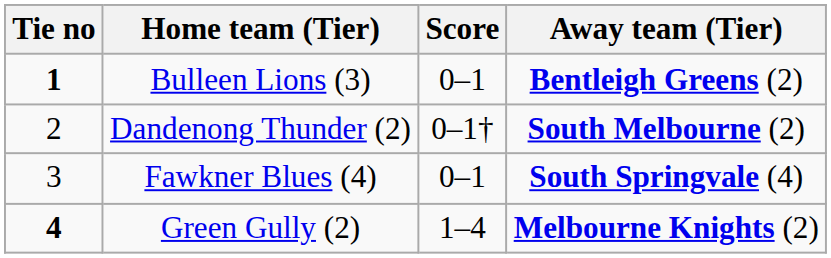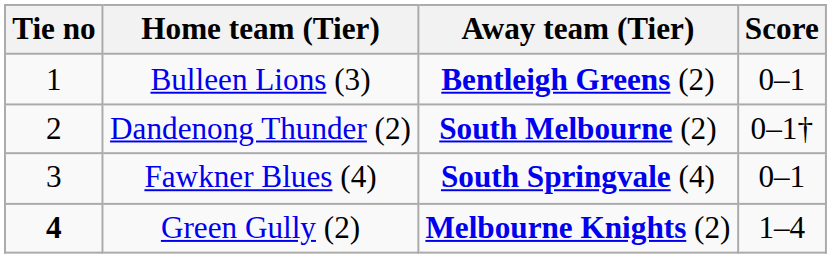columns swapped: (462, 29) <-> (666, 29)
(54, 78) bold -> (54, 78) normal
